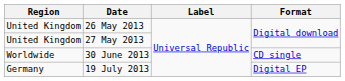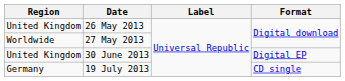(44, 40) United Kingdom -> (30, 40) Worldwide
(30, 55) Worldwide -> (44, 55) United Kingdom
(277, 55) CD single -> (280, 55) Digital EP
(280, 69) Digital EP -> (277, 69) CD single
